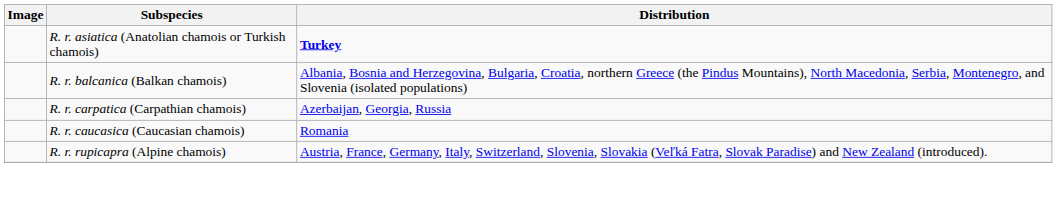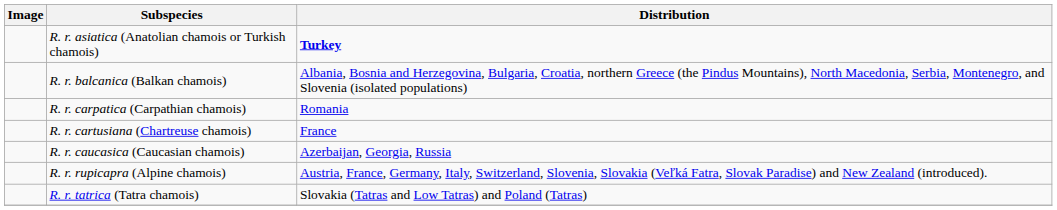(376, 109) Azerbaijan, Georgia, Russia -> (324, 109) Romania
+ row: (150, 130)
(324, 130) Romania -> (376, 151) Azerbaijan, Georgia, Russia
+ row: (124, 194)
